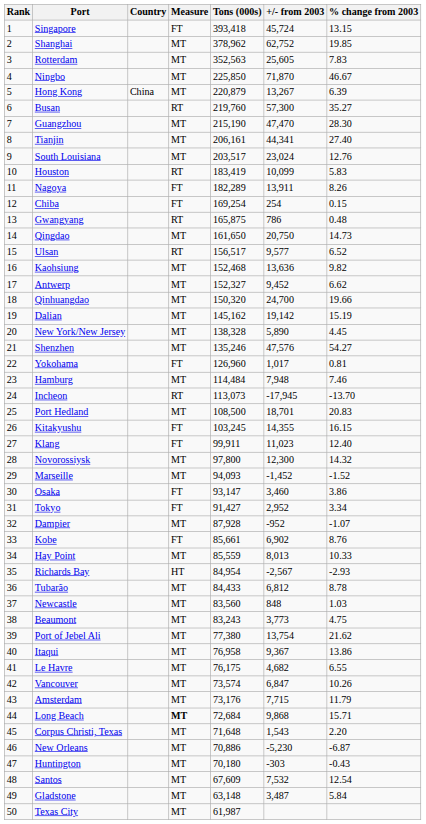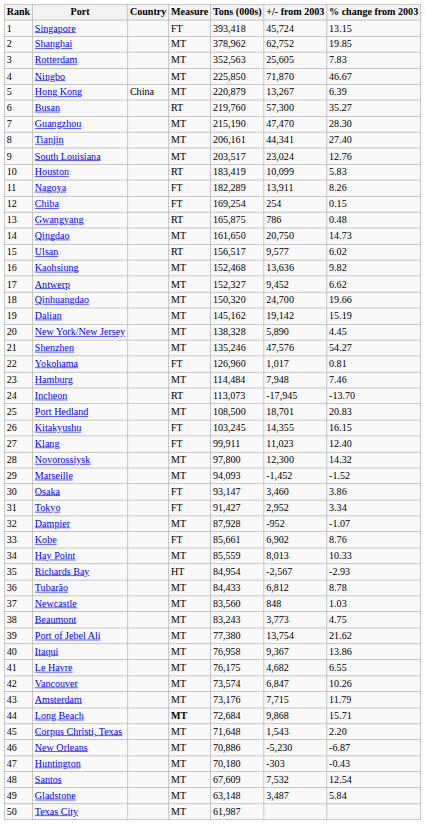(338, 252) 6.52 -> (338, 252) 6.02
